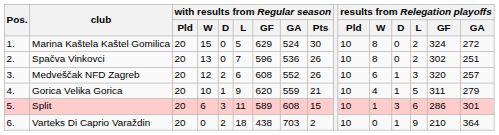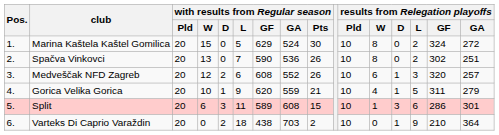(264, 59) 596 -> (264, 59) 590
